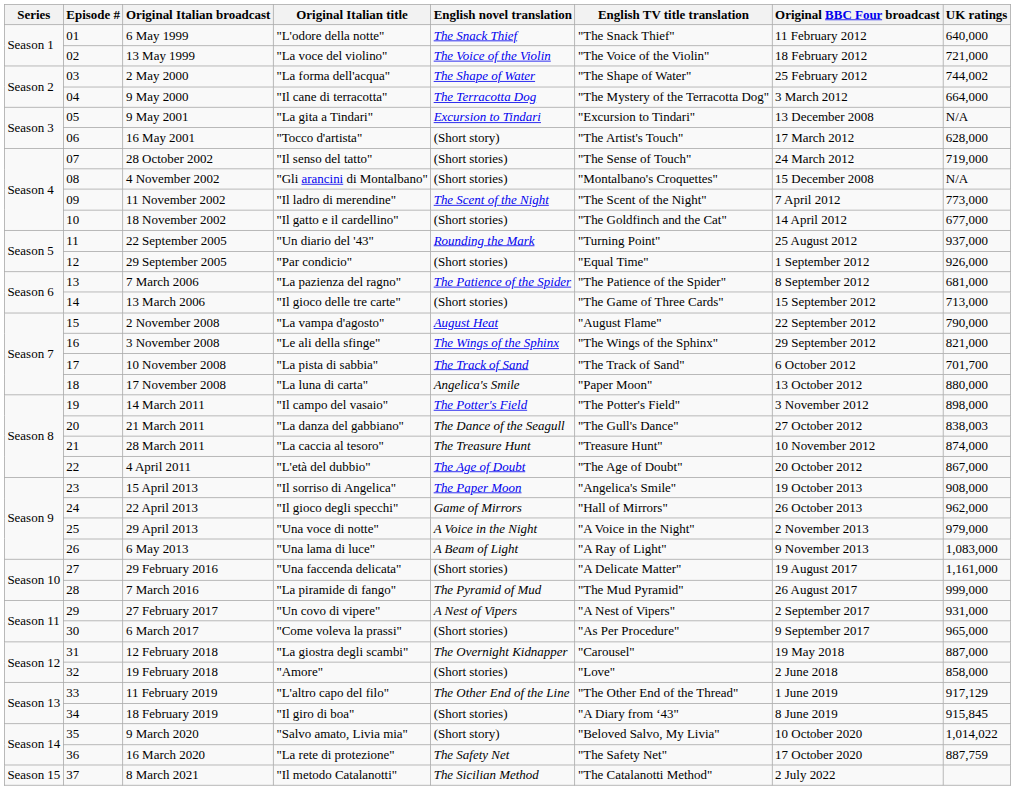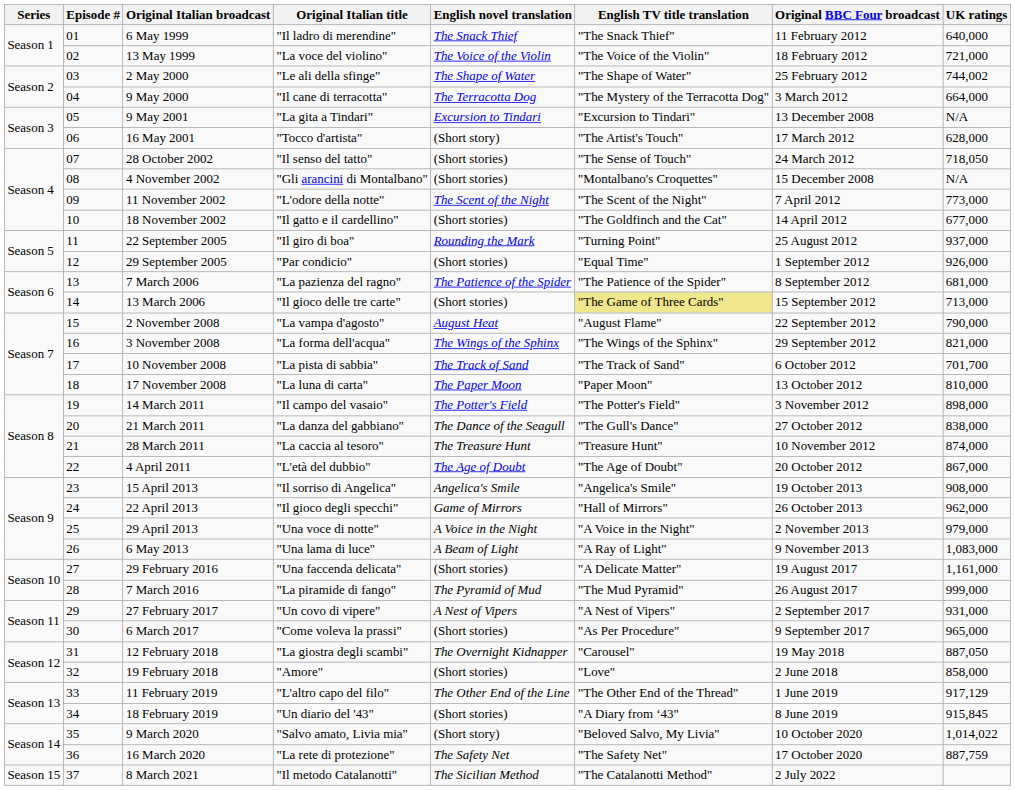(330, 35) "L'odore della notte" -> (336, 35) "Il ladro di merendine"
(333, 76) "La forma dell'acqua" -> (328, 76) "Le ali della sfinge"
(967, 158) 719,000 -> (967, 158) 718,050
(336, 199) "Il ladro di merendine" -> (330, 199) "L'odore della notte"
(325, 240) "Un diario del '43" -> (315, 240) "Il giro di boa"
(651, 302) no background -> (651, 302) khaki background
(328, 343) "Le ali della sfinge" -> (333, 343) "La forma dell'acqua"
(477, 384) Angelica's Smile -> (478, 384) The Paper Moon
(967, 384) 880,000 -> (967, 384) 810,000
(967, 425) 838,003 -> (967, 425) 838,000
(478, 487) The Paper Moon -> (477, 487) Angelica's Smile
(967, 651) 887,000 -> (967, 651) 887,050
(315, 713) "Il giro di boa" -> (325, 713) "Un diario del '43"
